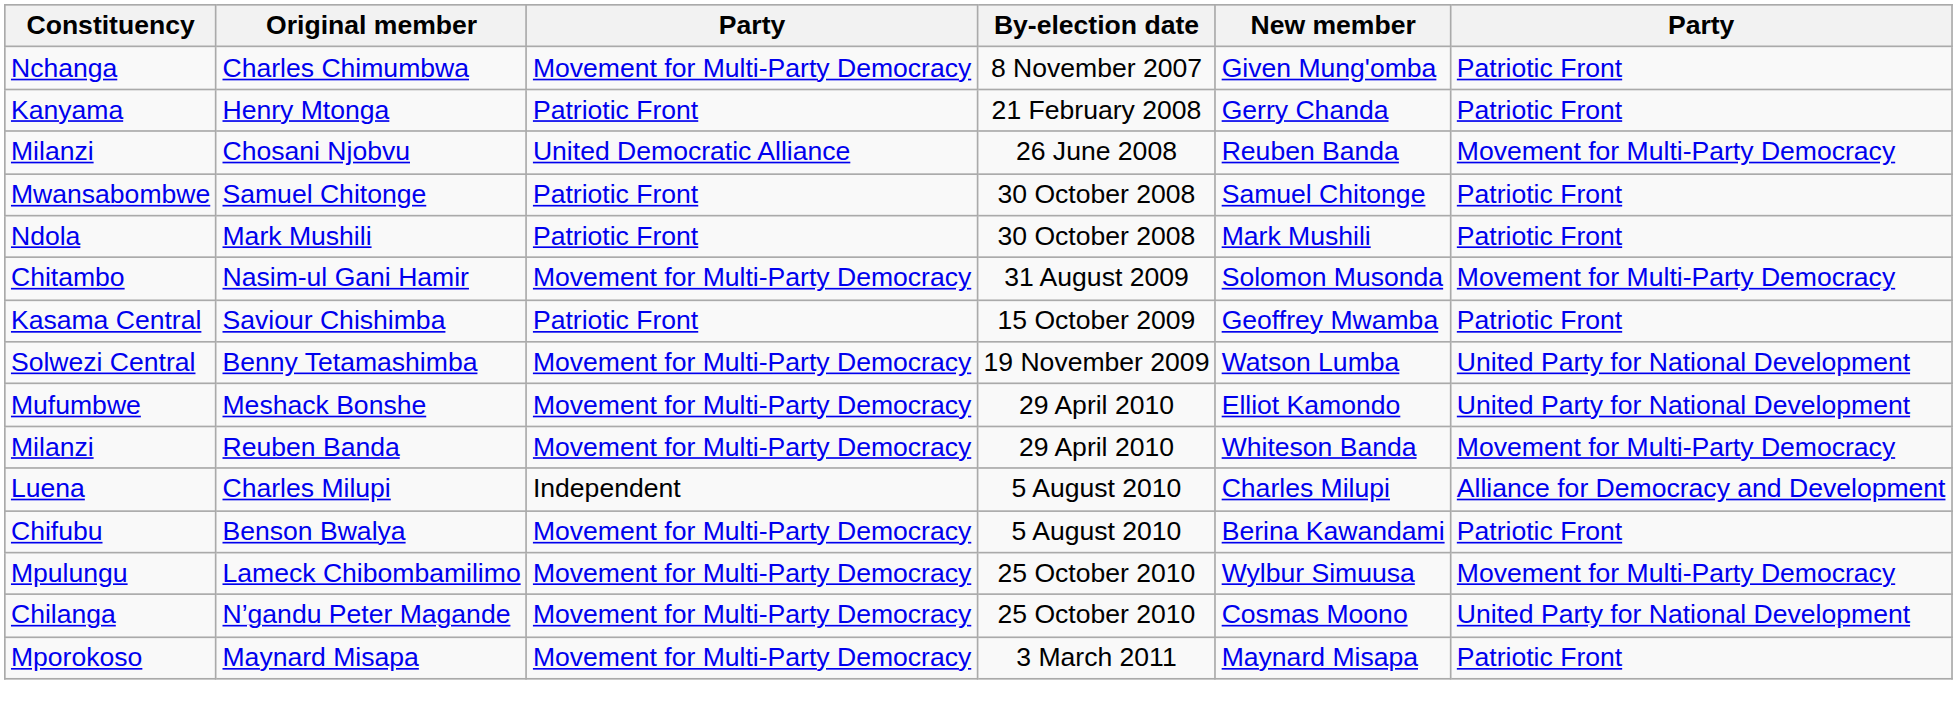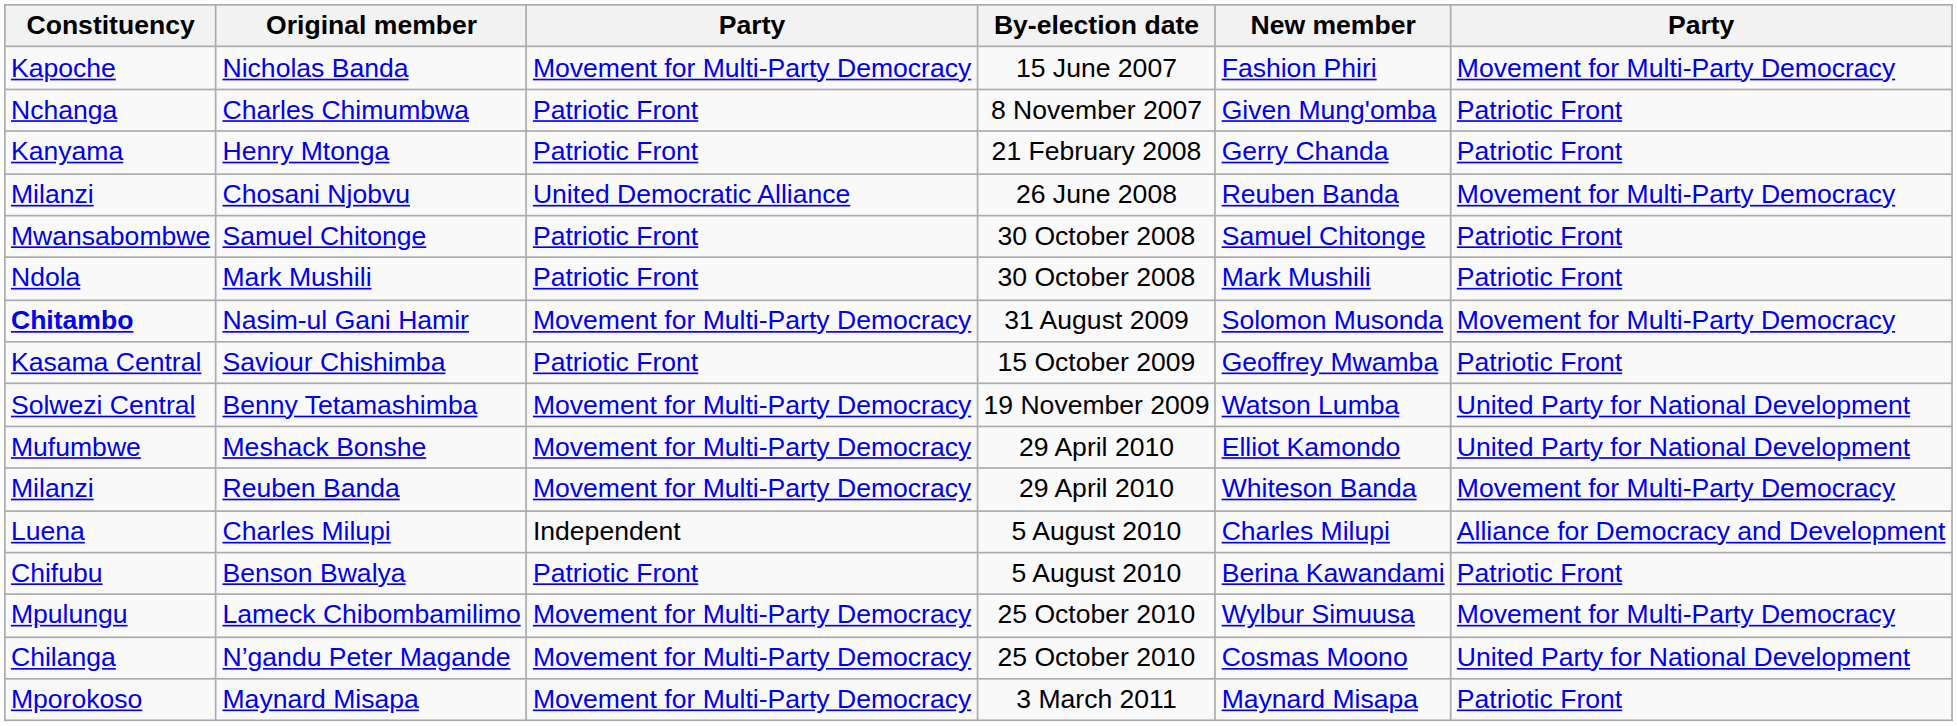+ row: (316, 67)
(752, 67) Movement for Multi-Party Democracy -> (616, 109) Patriotic Front
(68, 278) normal -> (72, 320) bold
(752, 531) Movement for Multi-Party Democracy -> (616, 573) Patriotic Front
